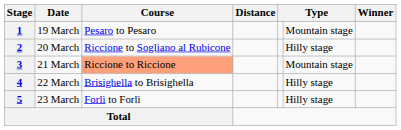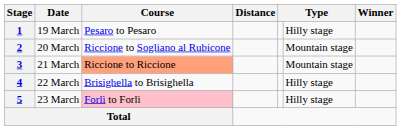(319, 30) Mountain stage -> (309, 30) Hilly stage
(309, 47) Hilly stage -> (319, 47) Mountain stage
(112, 99) no background -> (112, 99) pink background
